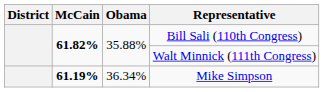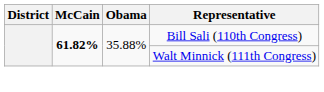- row: (234, 76)
